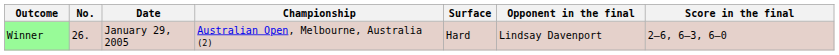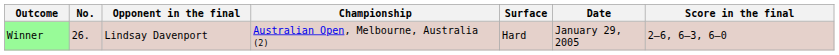columns swapped: (148, 12) <-> (571, 12)
